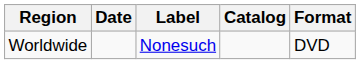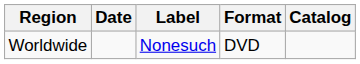columns swapped: (323, 17) <-> (255, 17)
